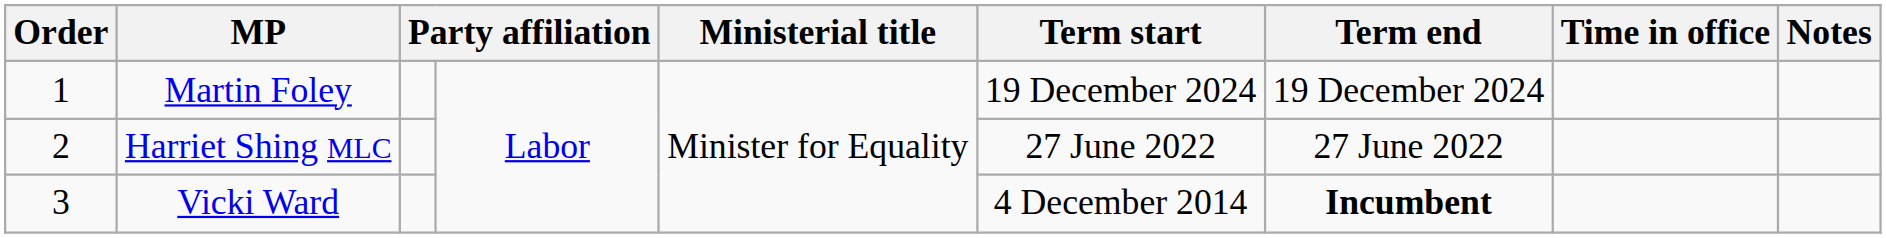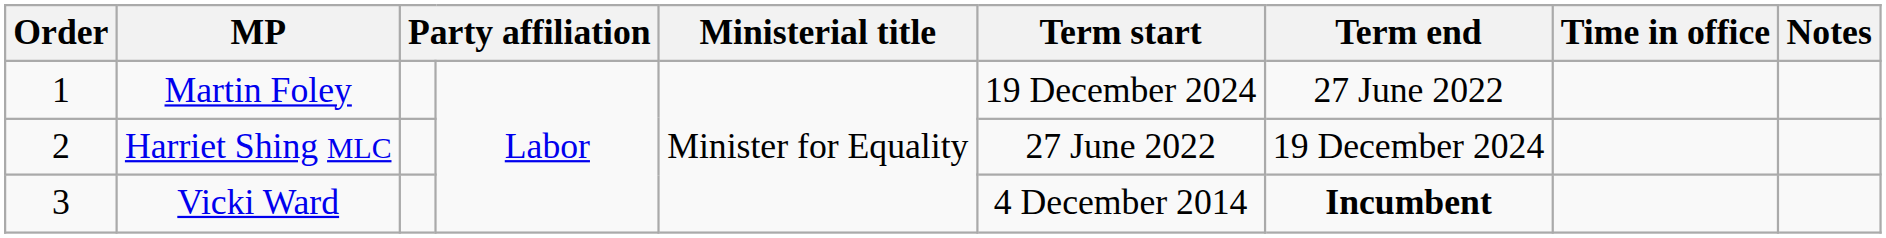(1409, 89) 19 December 2024 -> (1409, 89) 27 June 2022
(1409, 145) 27 June 2022 -> (1409, 145) 19 December 2024
